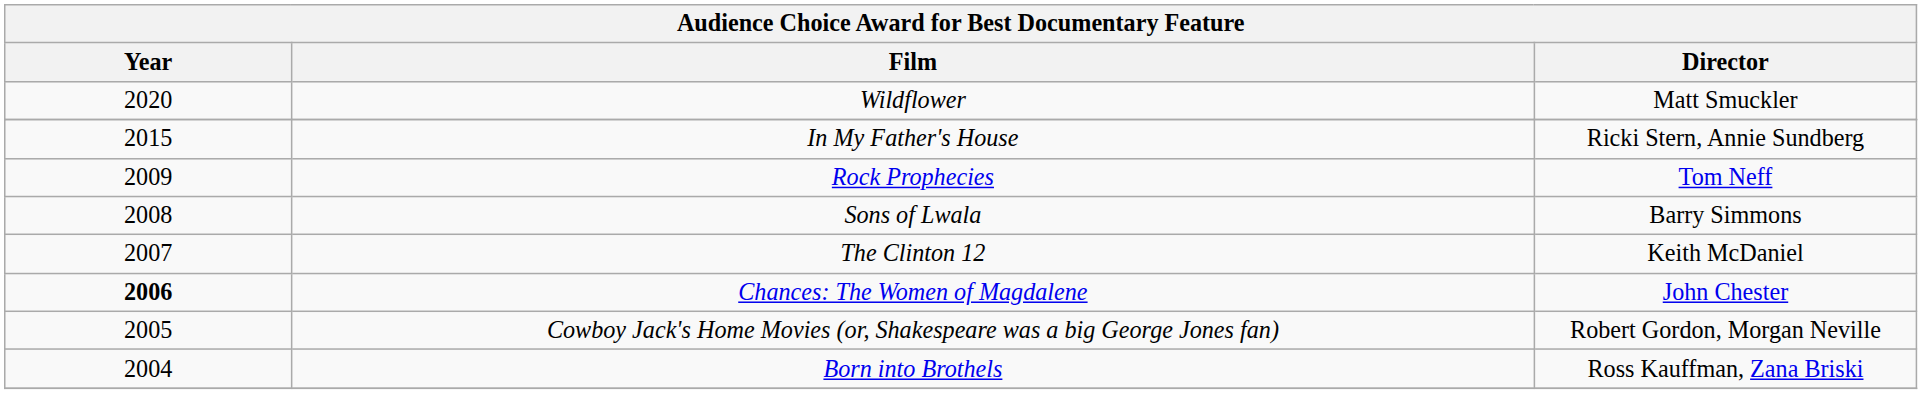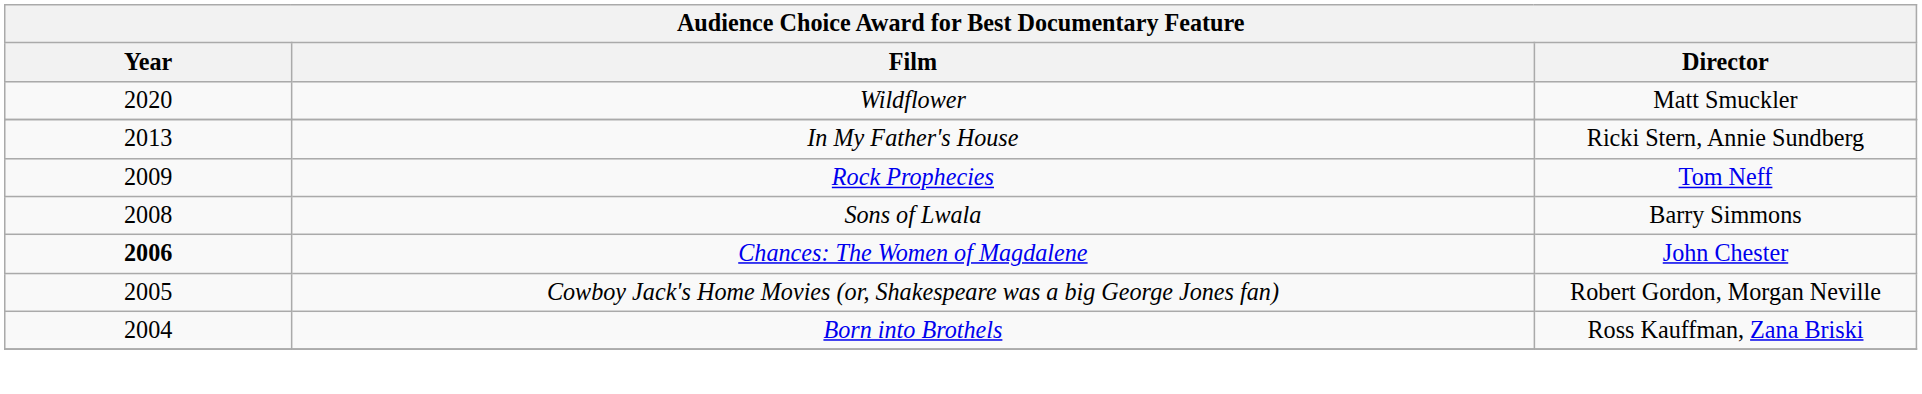(148, 138) 2015 -> (148, 138) 2013
- row: (913, 253)
